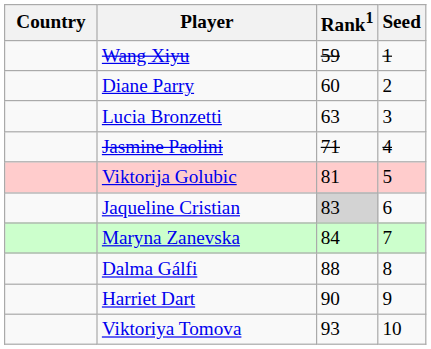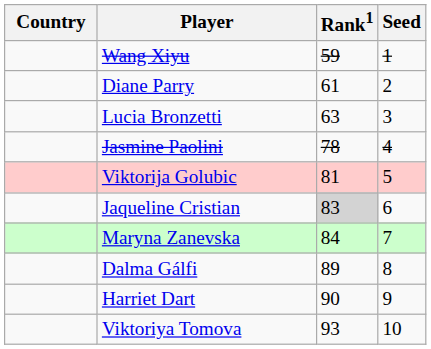(330, 85) 60 -> (330, 85) 61
(330, 146) 71 -> (330, 146) 78
(330, 268) 88 -> (330, 268) 89
